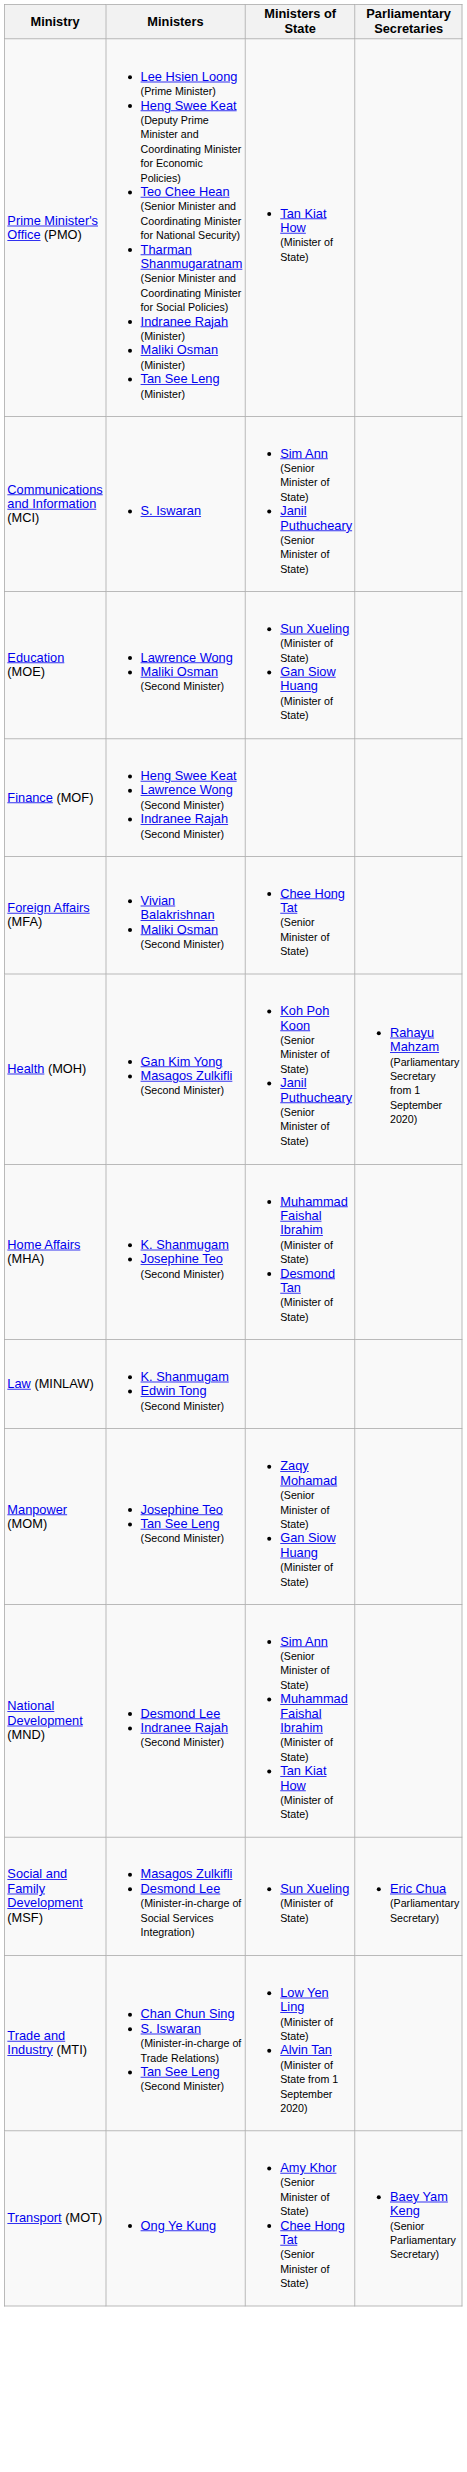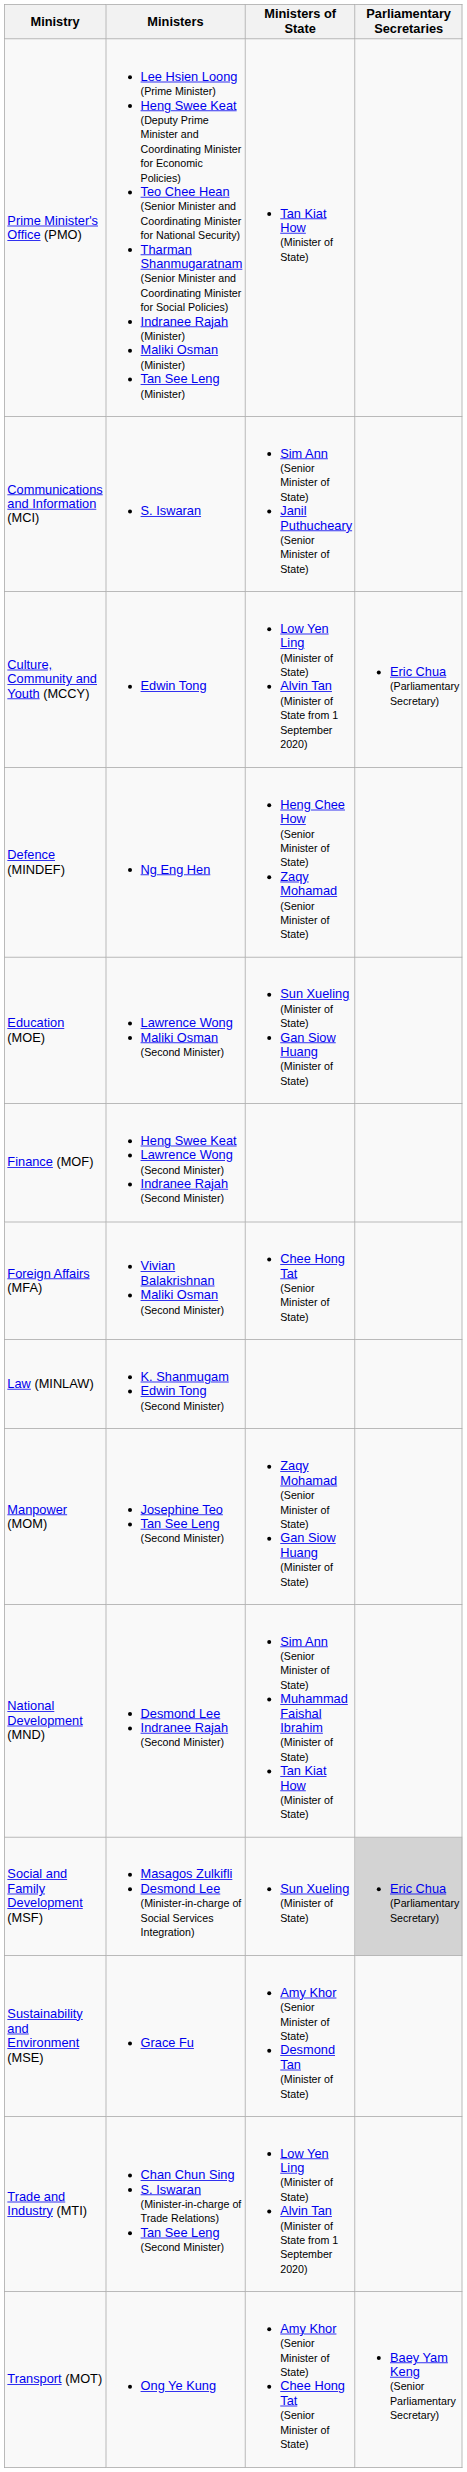+ row: (52, 679)
+ row: (36, 862)
- row: (47, 1069)
- row: (44, 1251)
(409, 1903) no background -> (409, 1903) lightgrey background
+ row: (45, 2035)
